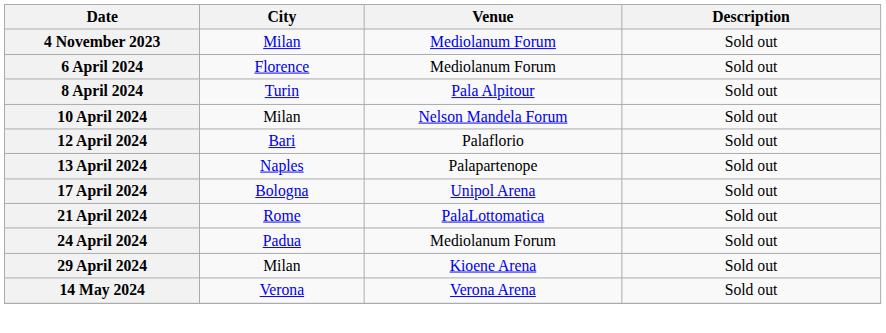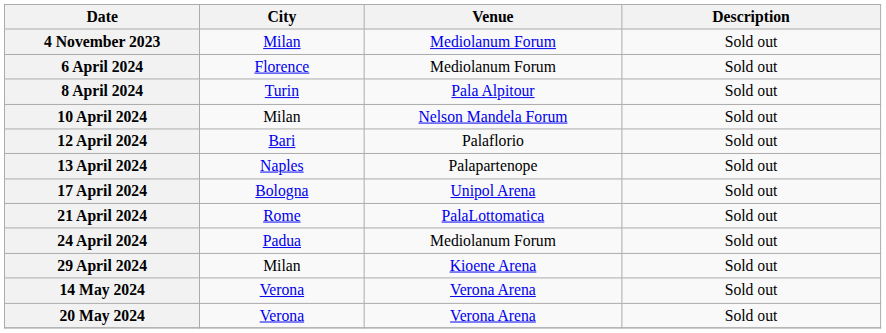+ row: (102, 315)
